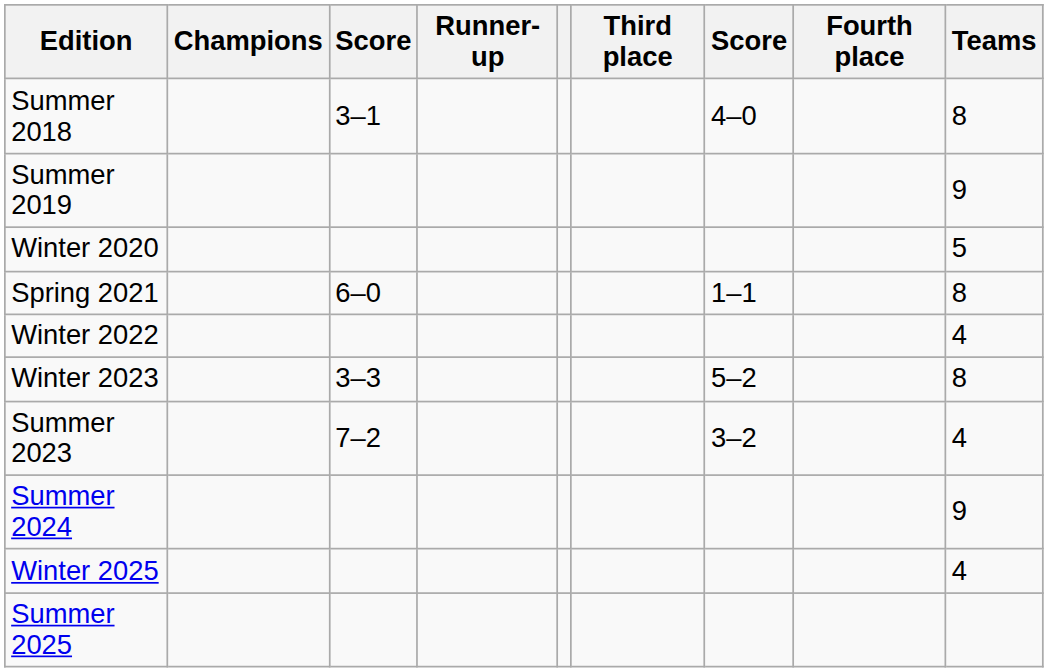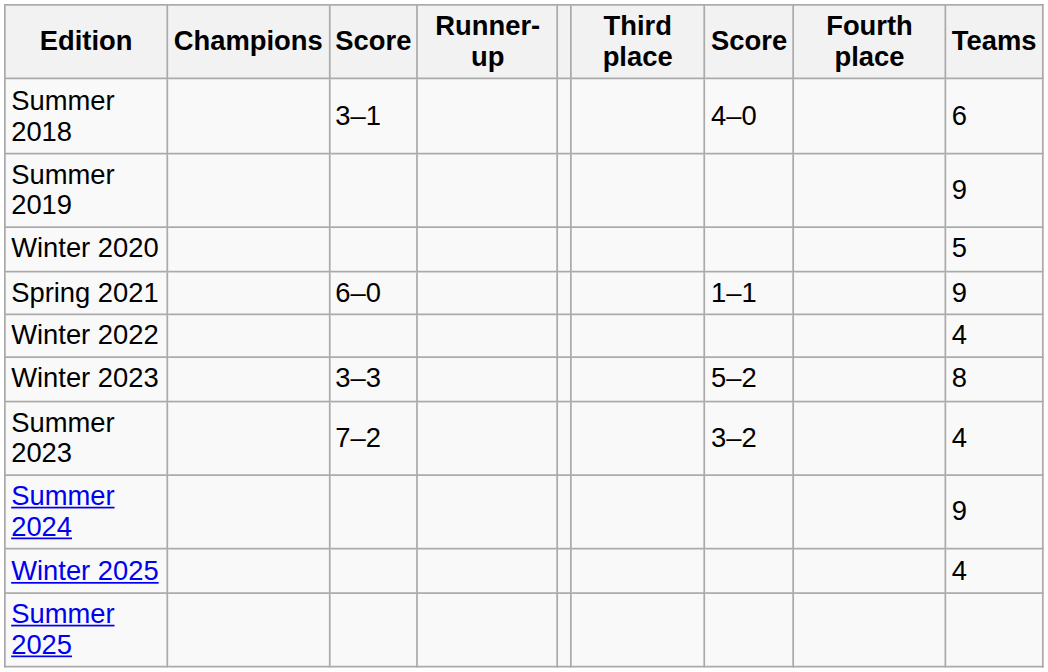(959, 115) 8 -> (959, 115) 6
(959, 292) 8 -> (959, 292) 9
